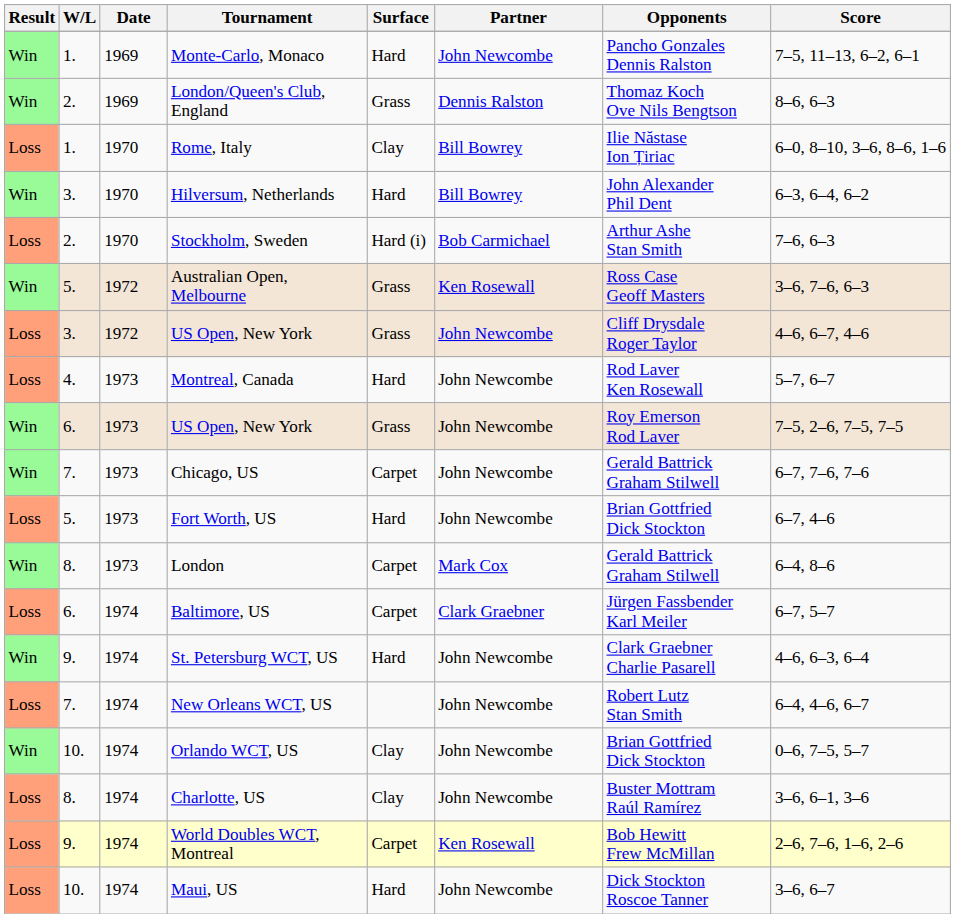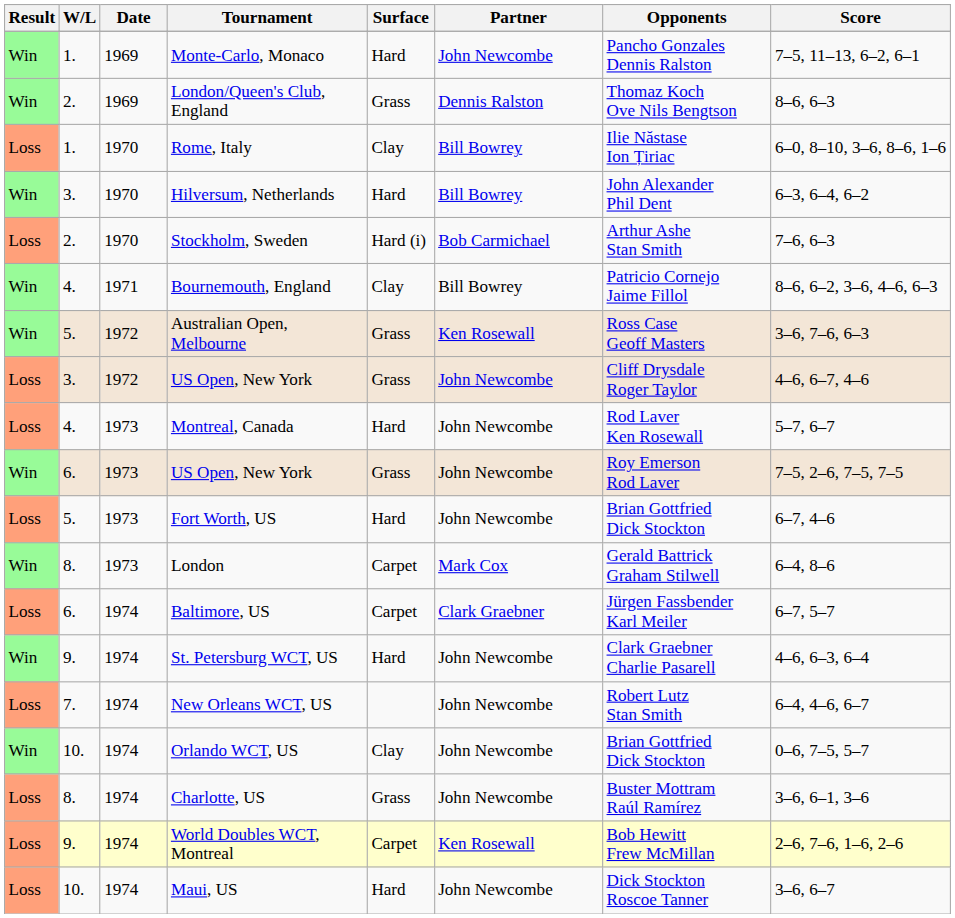+ row: (69, 286)
- row: (69, 472)
(388, 797) Clay -> (391, 797) Grass
